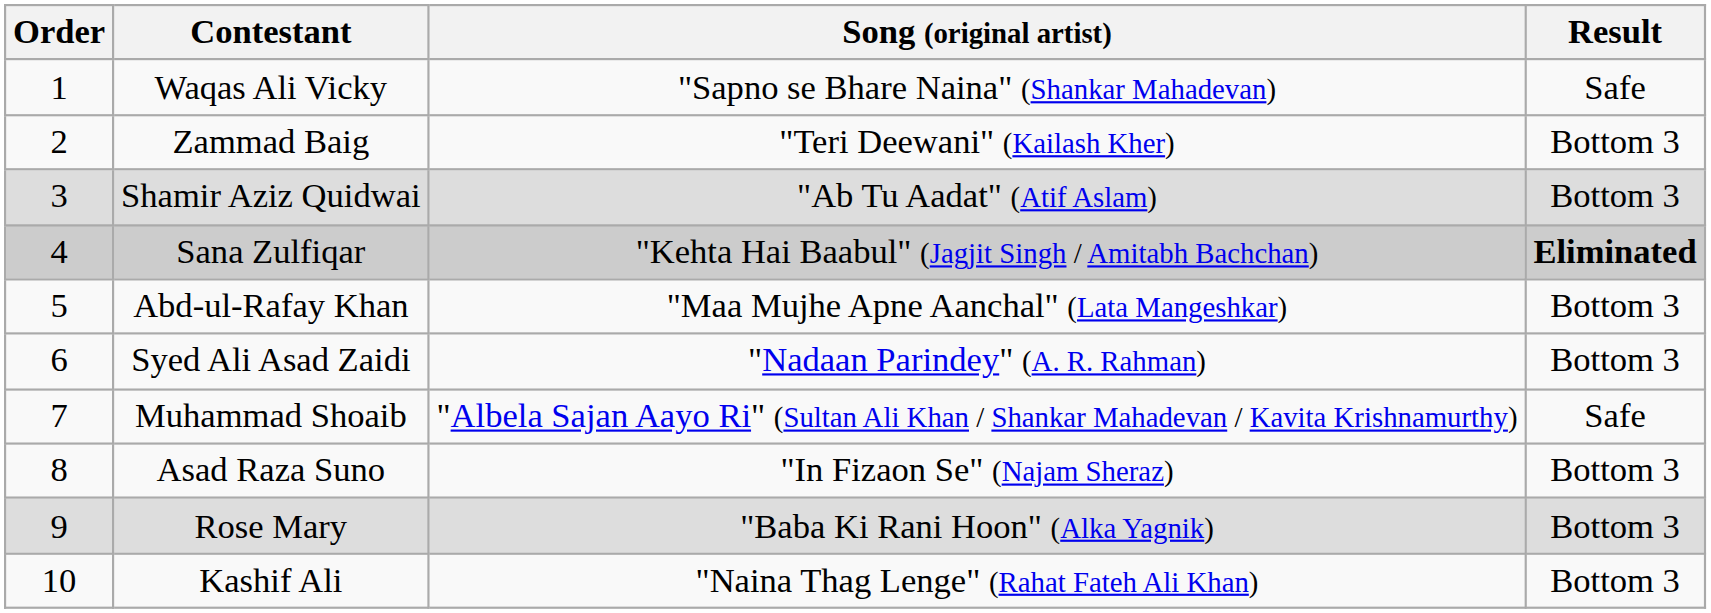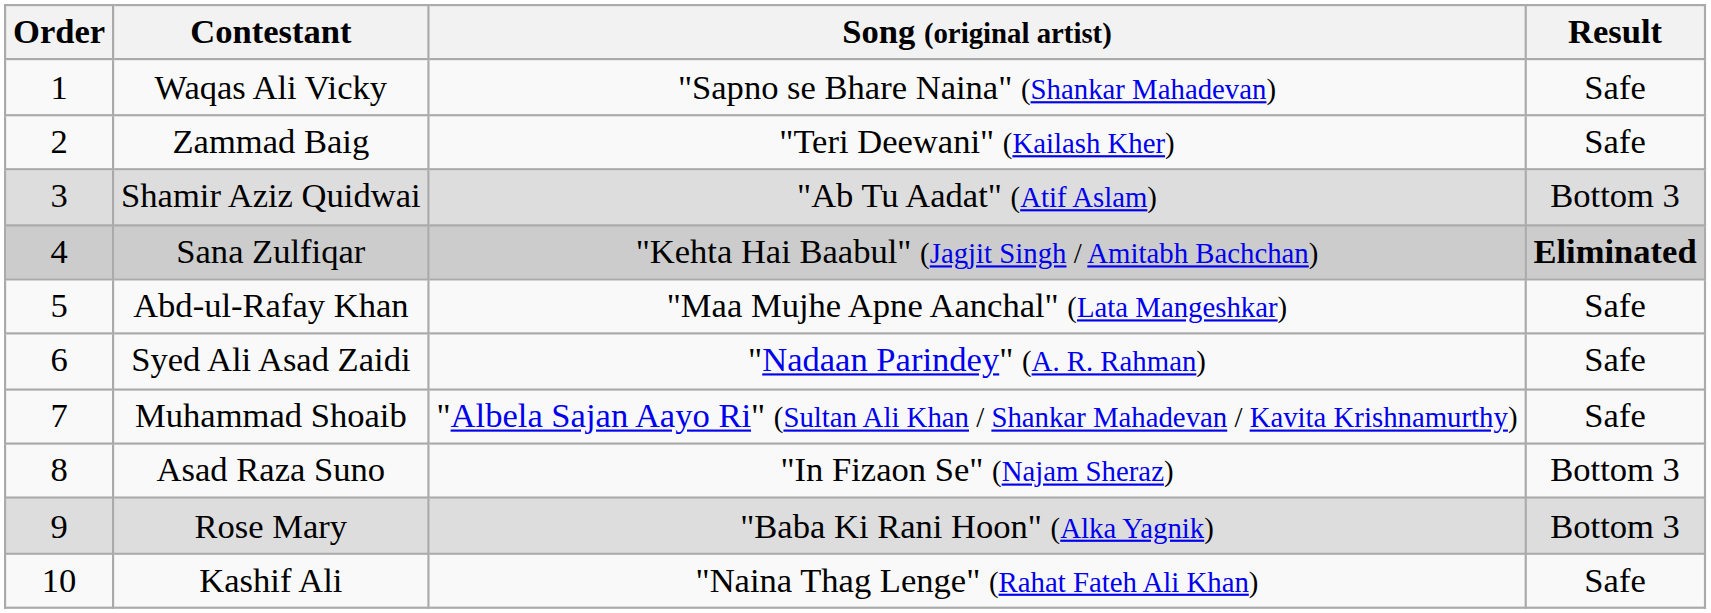(1615, 141) Bottom 3 -> (1615, 141) Safe
(1615, 305) Bottom 3 -> (1615, 305) Safe
(1615, 360) Bottom 3 -> (1615, 360) Safe
(1615, 580) Bottom 3 -> (1615, 580) Safe
